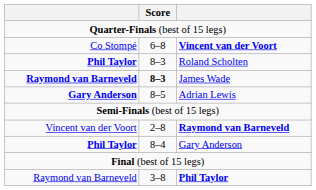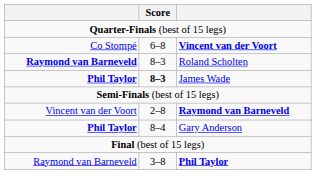(112, 62) Phil Taylor -> (82, 62) Raymond van Barneveld
(82, 78) Raymond van Barneveld -> (112, 78) Phil Taylor
- row: (207, 95)
